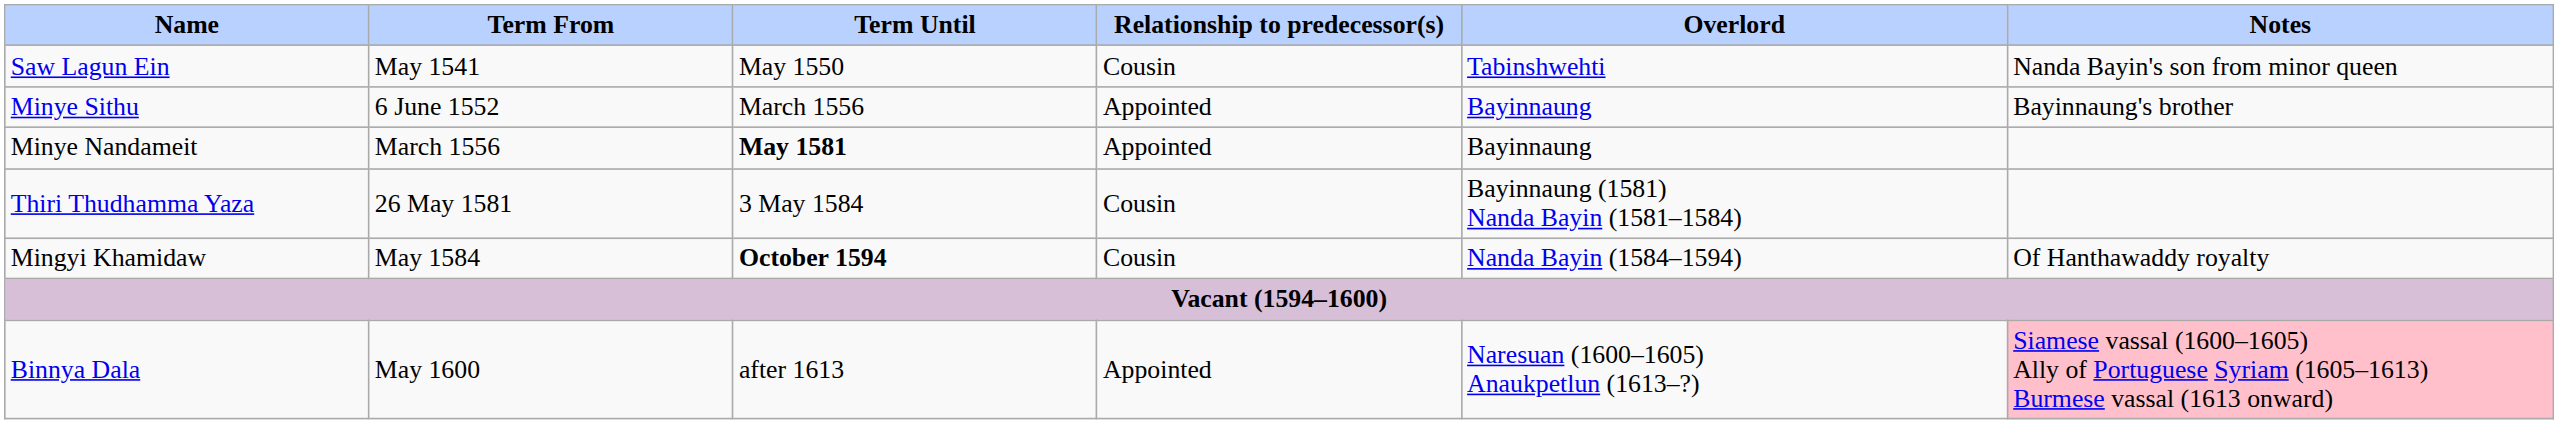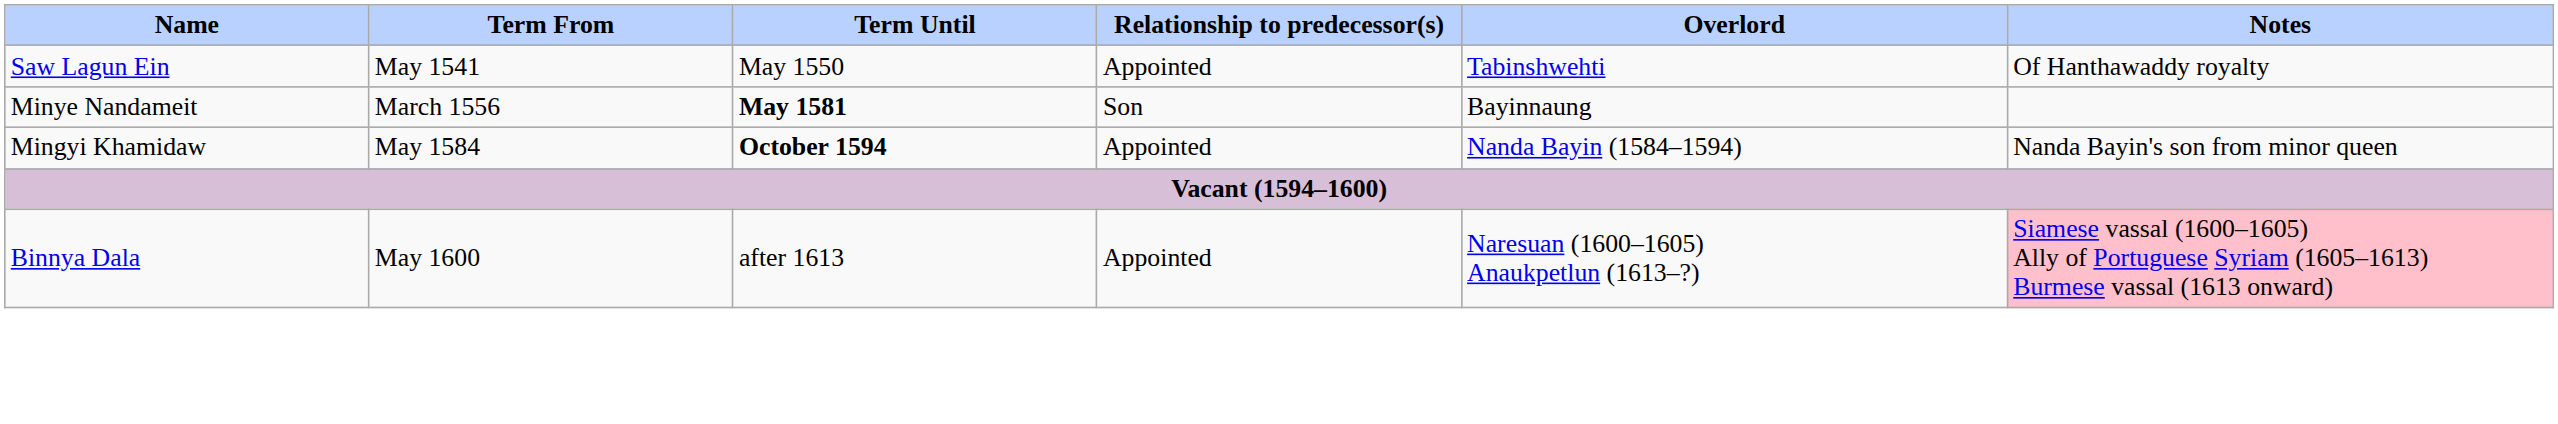(1140, 65) Cousin -> (1157, 65) Appointed
(2205, 65) Nanda Bayin's son from minor queen -> (2141, 65) Of Hanthawaddy royalty
- row: (75, 106)
(1157, 147) Appointed -> (1123, 106) Son
- row: (132, 202)
(1140, 258) Cousin -> (1157, 147) Appointed
(2141, 258) Of Hanthawaddy royalty -> (2205, 147) Nanda Bayin's son from minor queen
